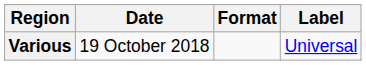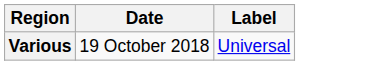- column: (247, 18)
